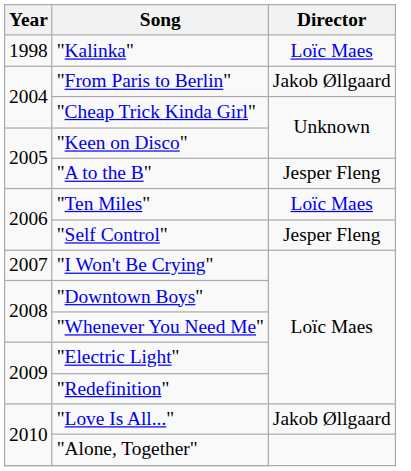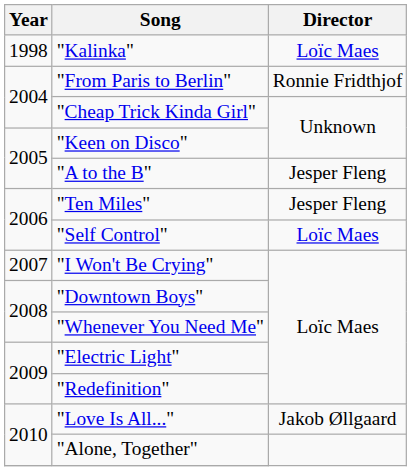(332, 81) Jakob Øllgaard -> (338, 81) Ronnie Fridthjof
(332, 204) Loïc Maes -> (338, 204) Jesper Fleng
(332, 234) Jesper Fleng -> (338, 234) Loïc Maes
